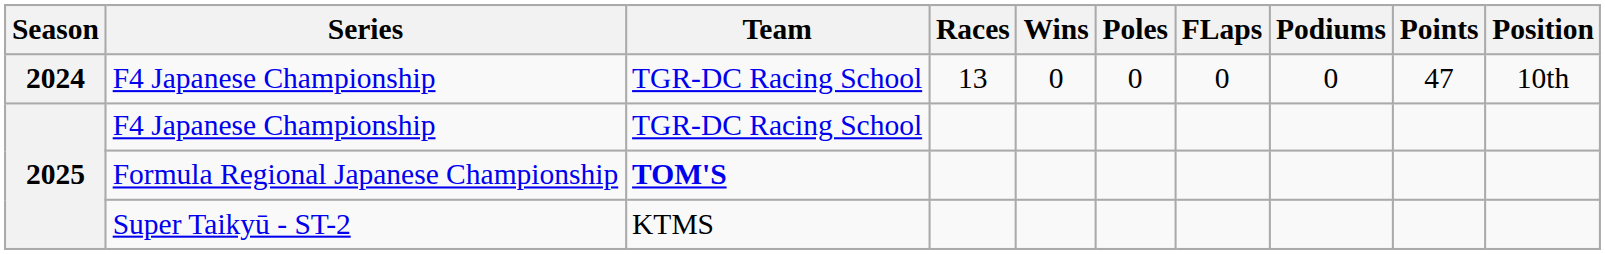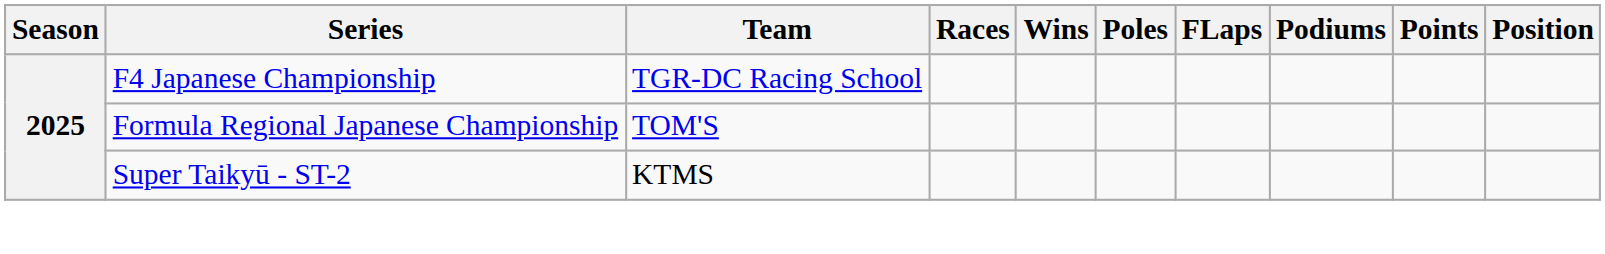- row: (55, 77)
(679, 175) bold -> (675, 126) normal
